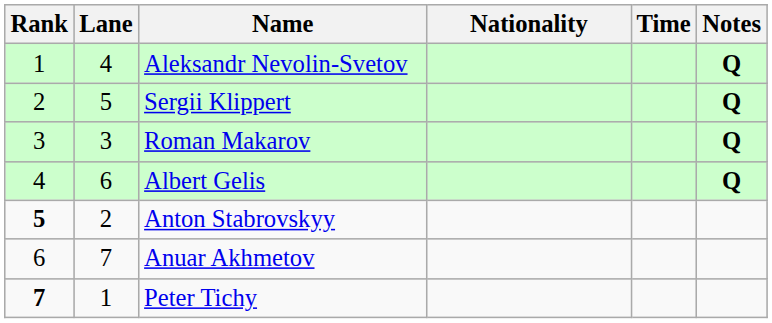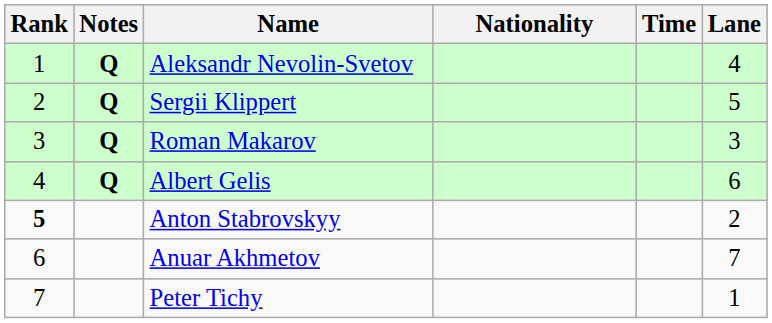columns swapped: (106, 24) <-> (732, 24)
(39, 297) bold -> (39, 297) normal
